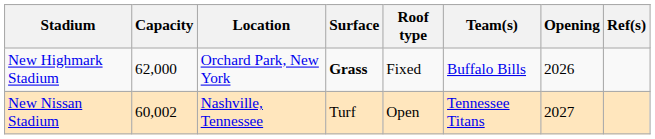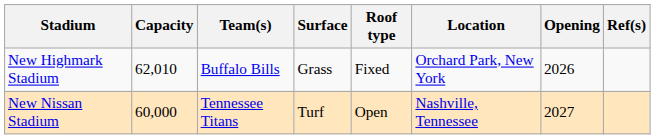columns swapped: (261, 26) <-> (492, 26)
(156, 69) 62,000 -> (156, 69) 62,010
(348, 69) bold -> (315, 69) normal
(156, 112) 60,002 -> (156, 112) 60,000
